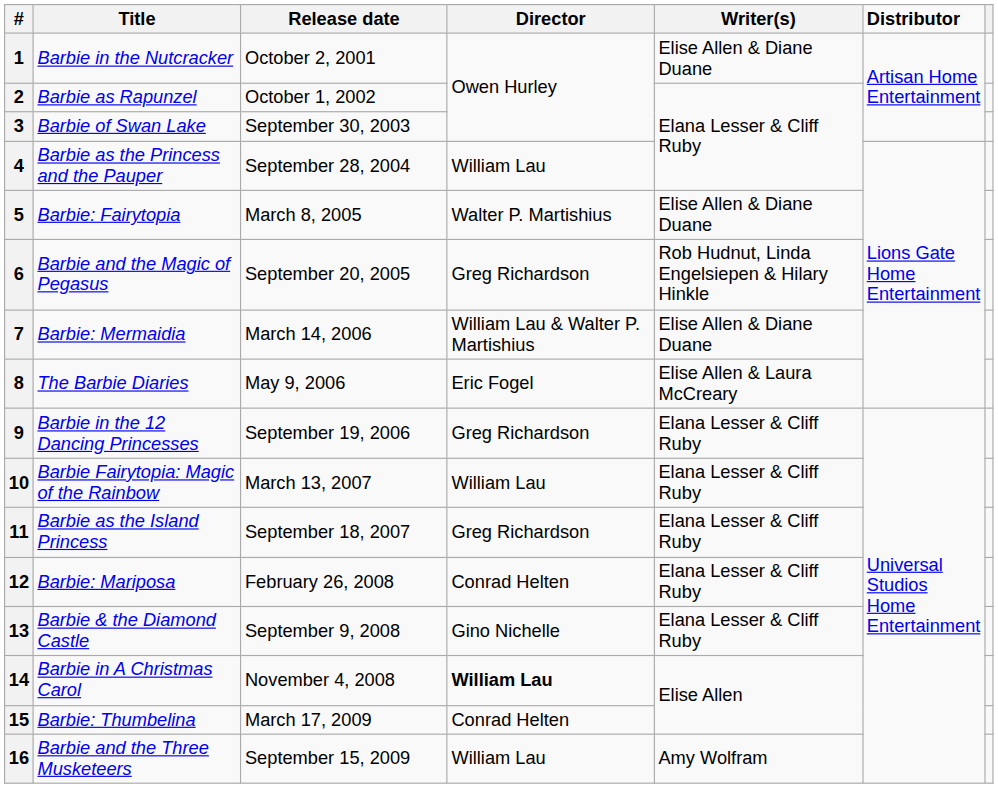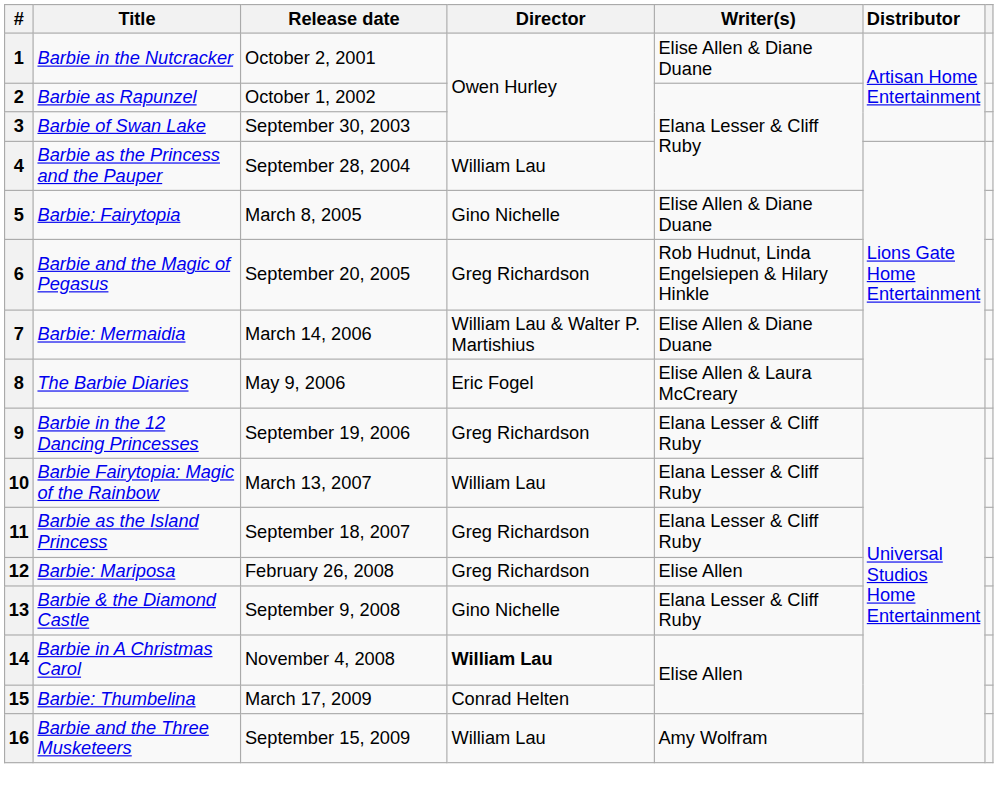(532, 214) Walter P. Martishius -> (506, 214) Gino Nichelle
(510, 581) Conrad Helten -> (520, 571) Greg Richardson
(738, 581) Elana Lesser & Cliff Ruby -> (701, 571) Elise Allen
